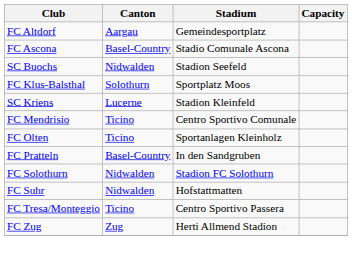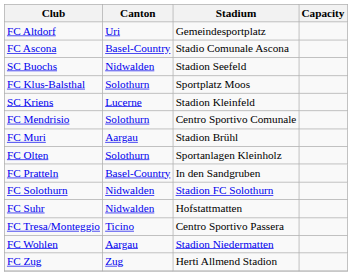(122, 31) Aargau -> (113, 31) Uri
(120, 119) Ticino -> (127, 119) Solothurn
+ row: (26, 137)
(120, 137) Ticino -> (127, 155) Solothurn
+ row: (32, 244)
